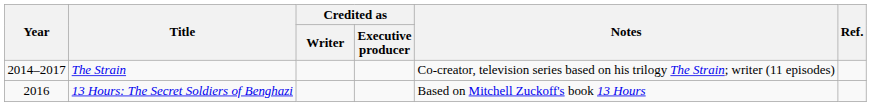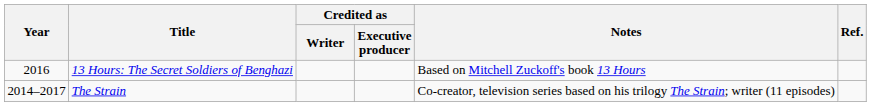rows swapped: (99, 70) <-> (182, 91)
